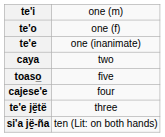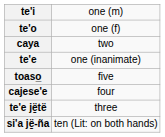rows swapped: (28, 44) <-> (28, 60)
